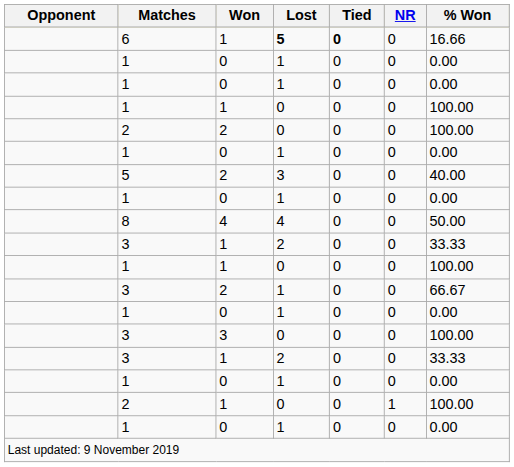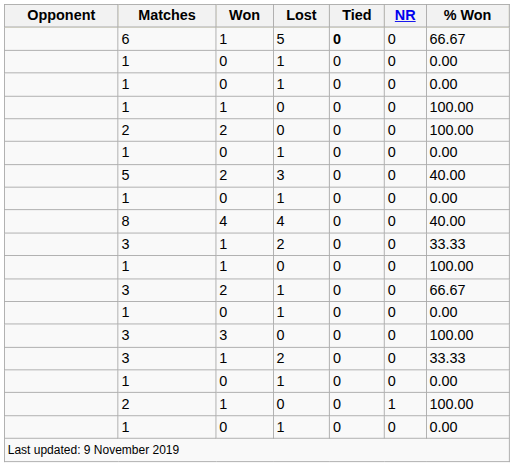(280, 38) bold -> (280, 38) normal
(447, 38) 16.66 -> (447, 38) 66.67
(447, 221) 50.00 -> (447, 221) 40.00
